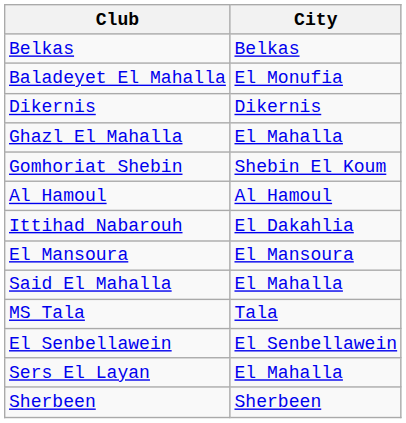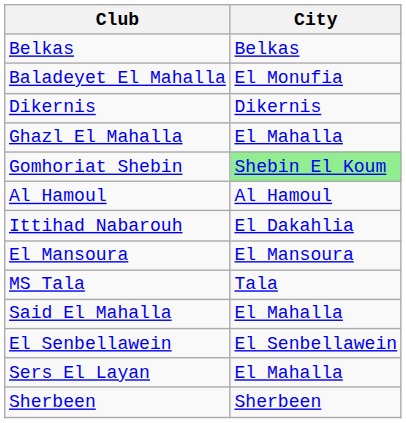(310, 167) no background -> (310, 167) lightgreen background
rows swapped: (47, 314) <-> (90, 284)
